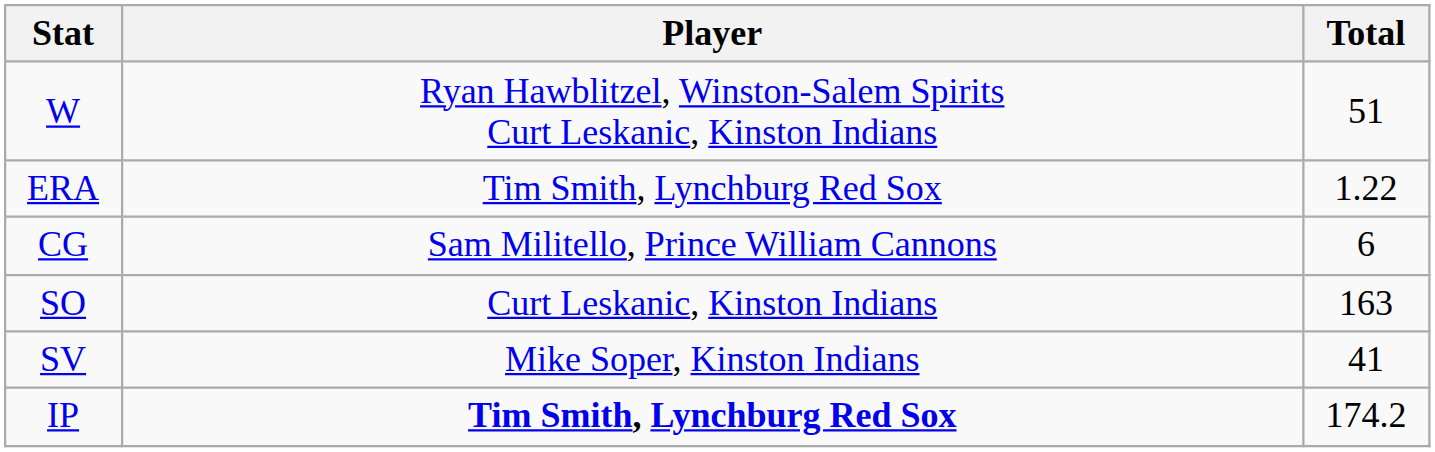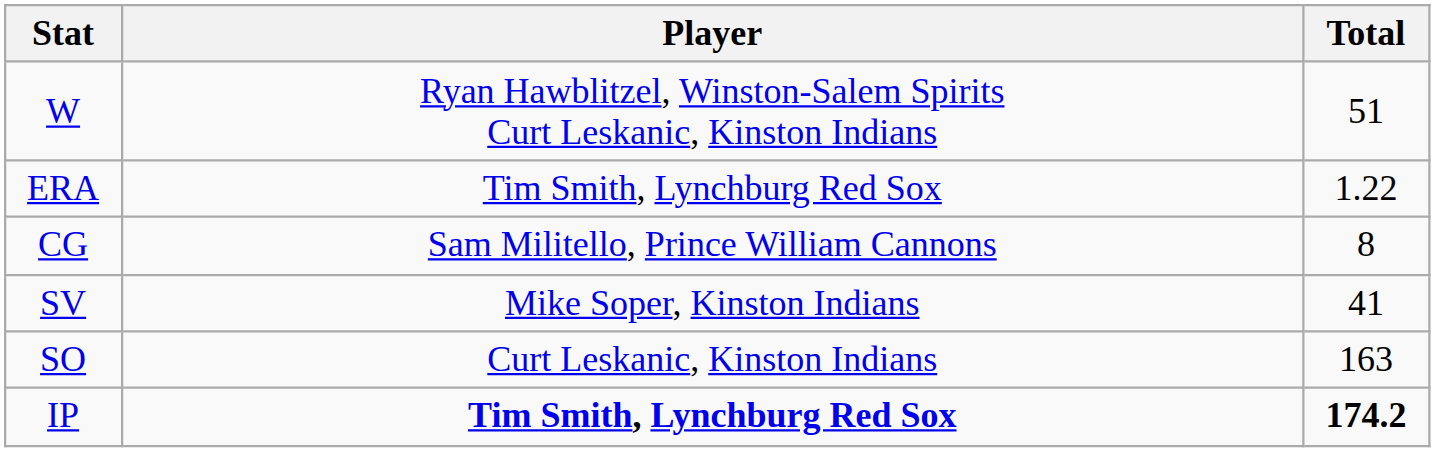(1366, 244) 6 -> (1366, 244) 8
rows swapped: (63, 359) <-> (63, 301)
(1366, 416) normal -> (1366, 416) bold
